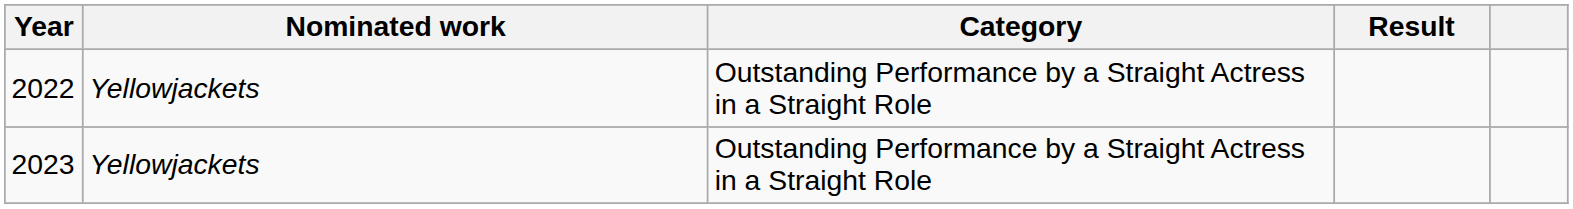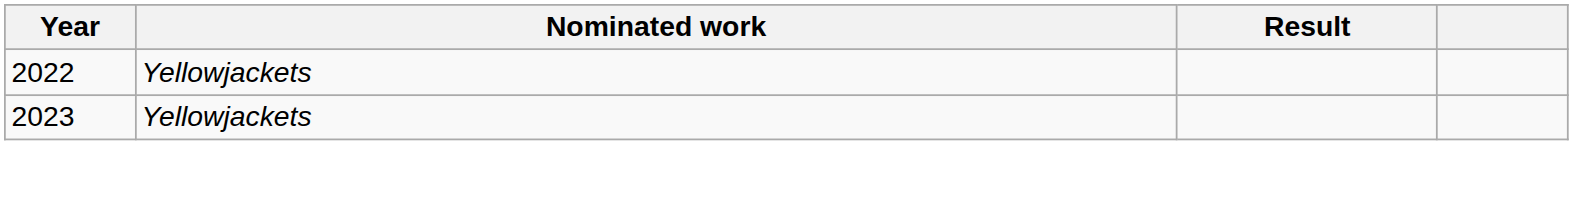- column: (1021, 26)
